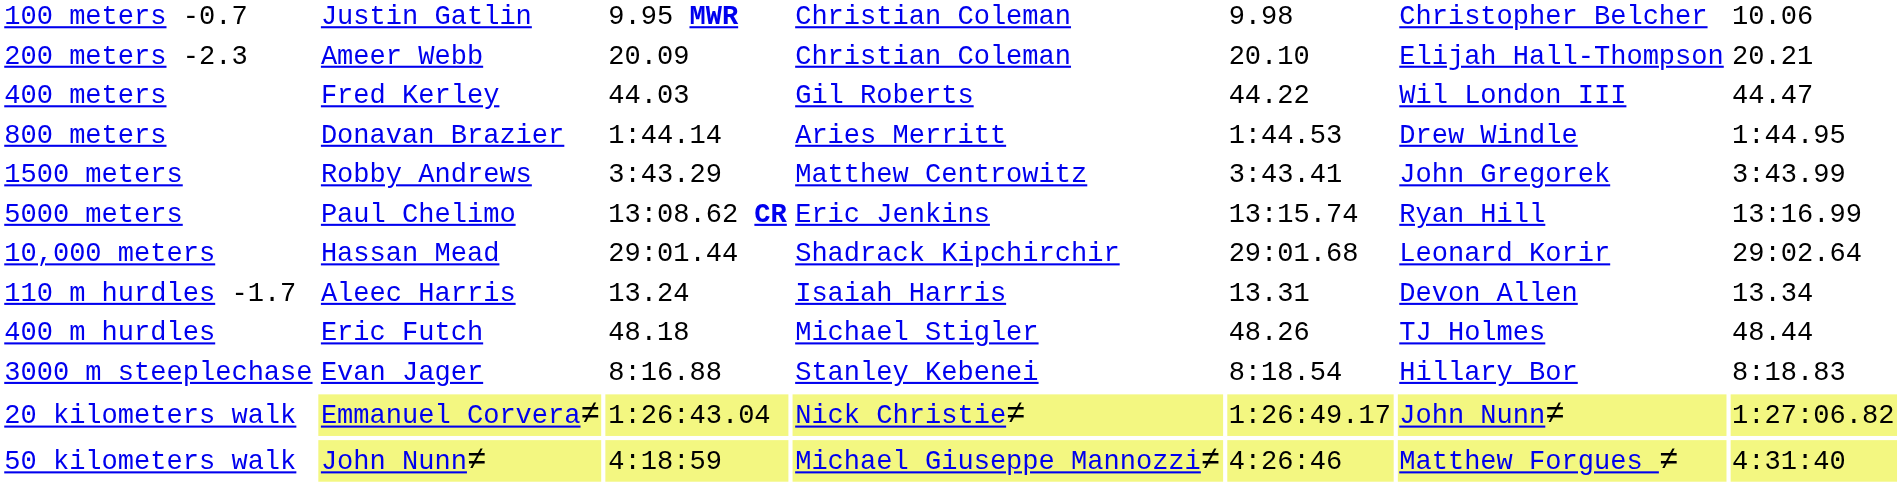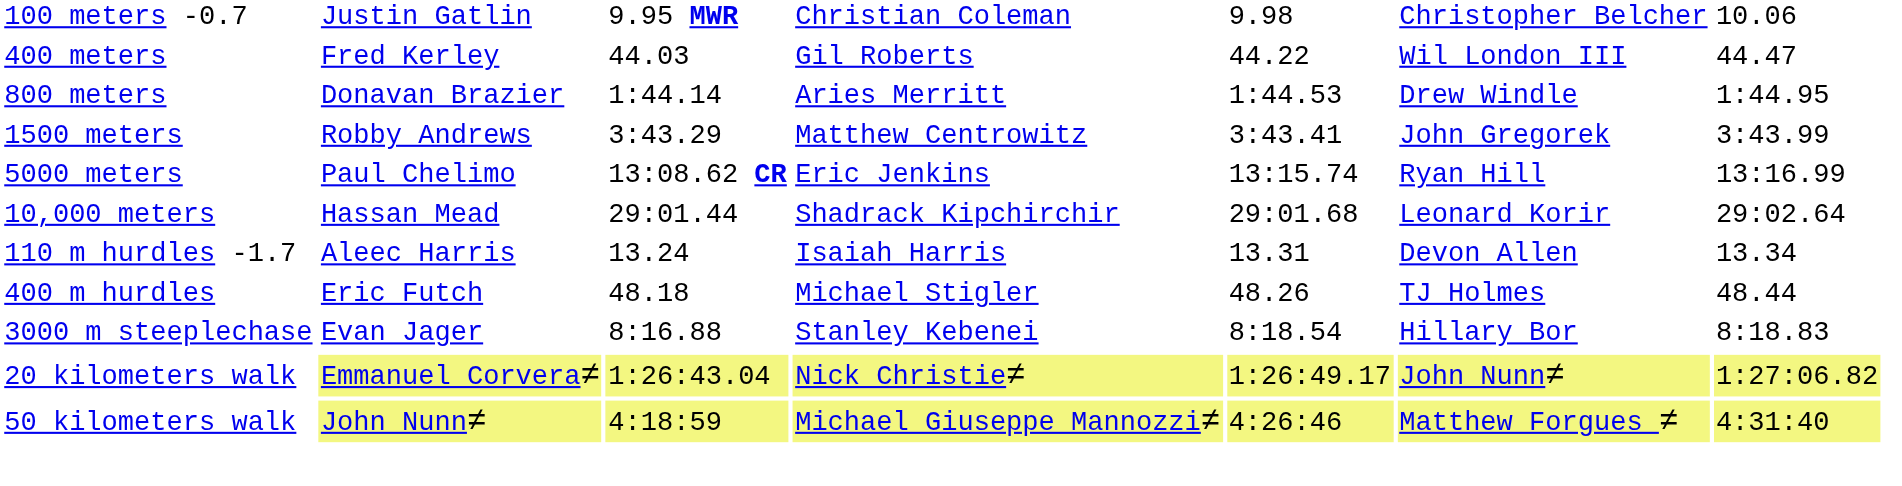- row: (126, 56)
